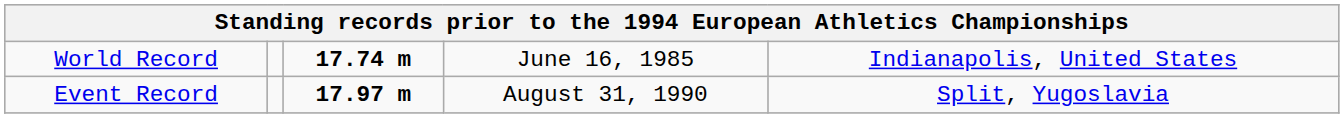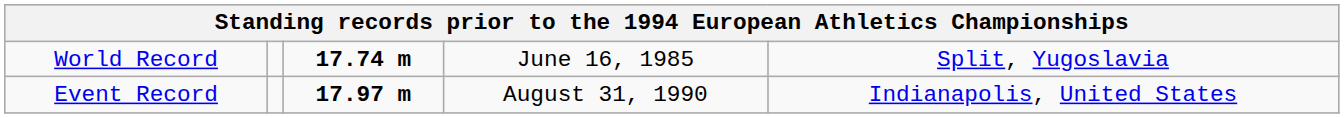(1053, 59) Indianapolis, United States -> (1053, 59) Split, Yugoslavia
(1053, 95) Split, Yugoslavia -> (1053, 95) Indianapolis, United States
